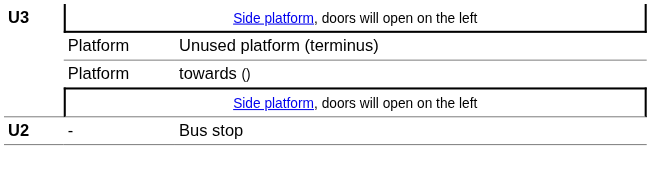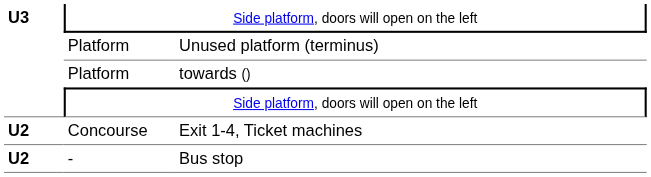+ row: (108, 130)
